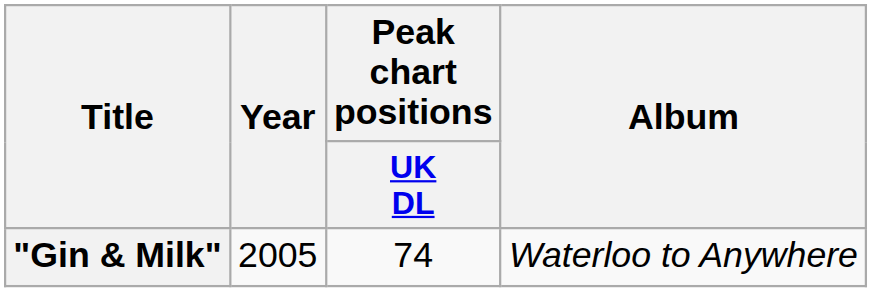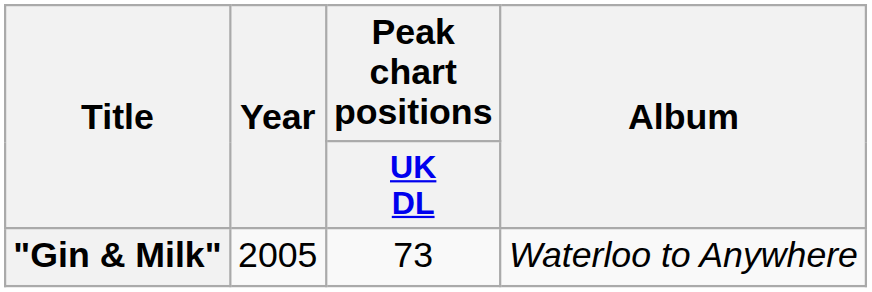(413, 256) 74 -> (413, 256) 73
